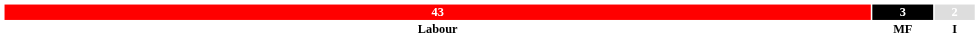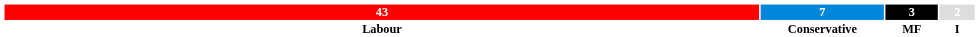+ column: (822, 12)
